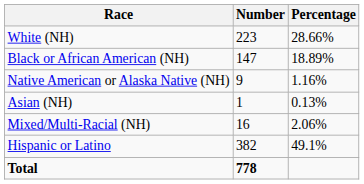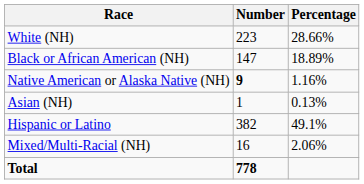(239, 80) normal -> (239, 80) bold
rows swapped: (79, 124) <-> (59, 146)
